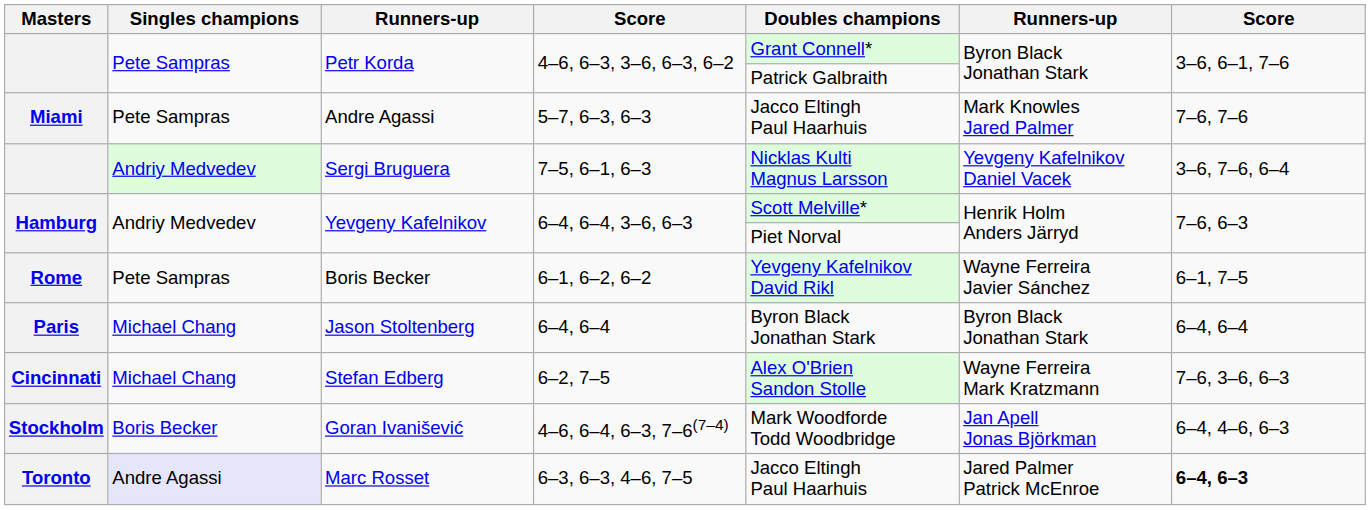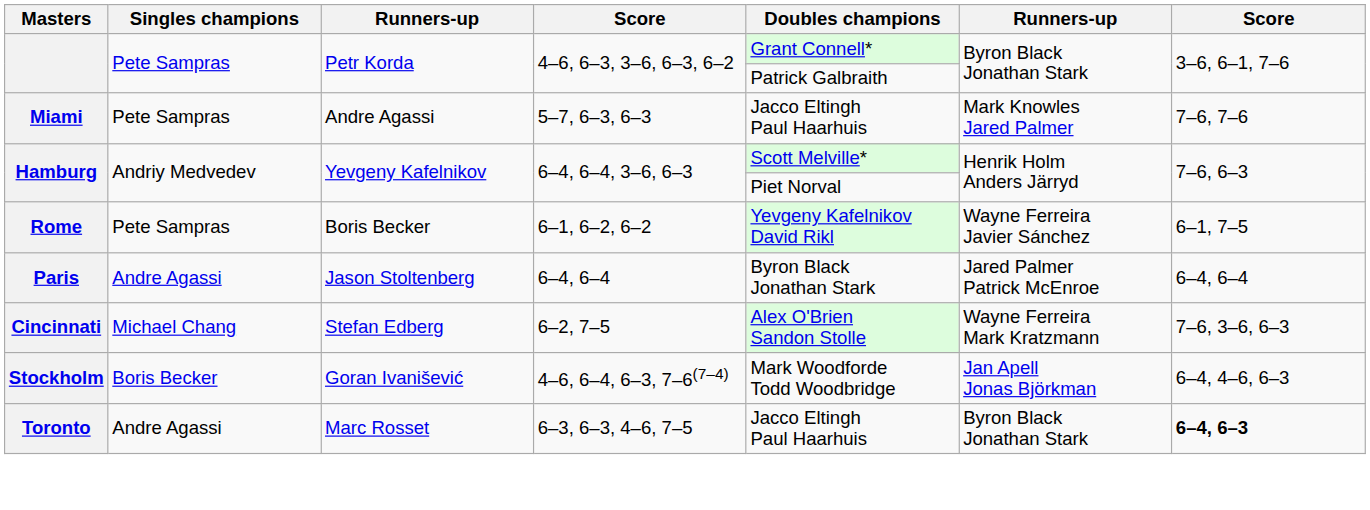- row: (387, 168)
(174, 327) Michael Chang -> (167, 277) Andre Agassi
(1026, 327) Byron Black Jonathan Stark -> (1031, 277) Jared Palmer Patrick McEnroe
(167, 478) lavender background -> (167, 428) no background
(1031, 478) Jared Palmer Patrick McEnroe -> (1026, 428) Byron Black Jonathan Stark
